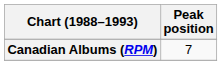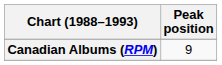(189, 49) 7 -> (189, 49) 9
